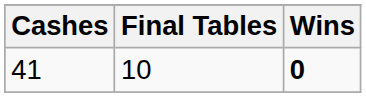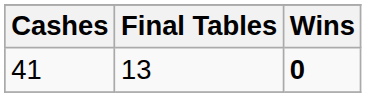(136, 69) 10 -> (136, 69) 13
